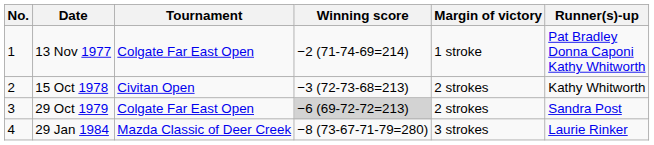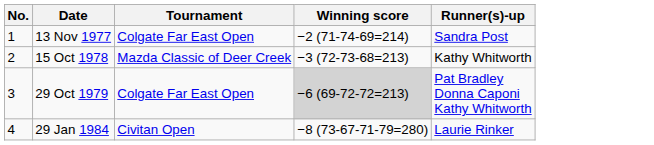- column: (488, 15)
(597, 51) Pat Bradley Donna Caponi Kathy Whitworth -> (471, 36) Sandra Post
(156, 87) Civitan Open -> (204, 58) Mazda Classic of Deer Creek
(585, 109) Sandra Post -> (483, 94) Pat Bradley Donna Caponi Kathy Whitworth
(204, 130) Mazda Classic of Deer Creek -> (156, 130) Civitan Open
